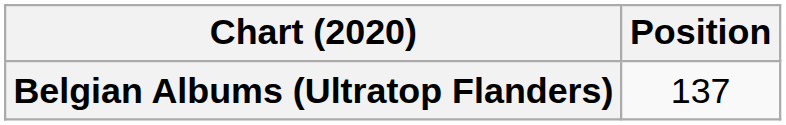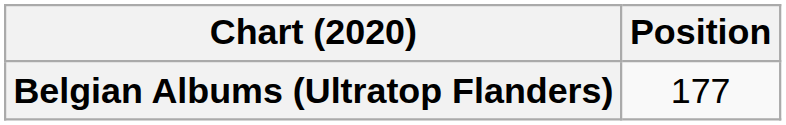(701, 89) 137 -> (701, 89) 177
